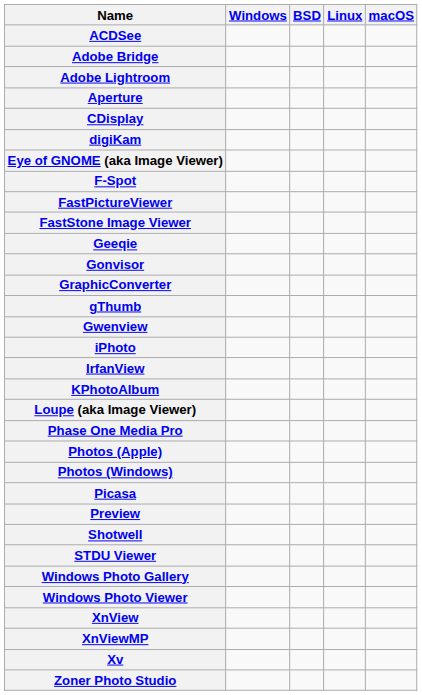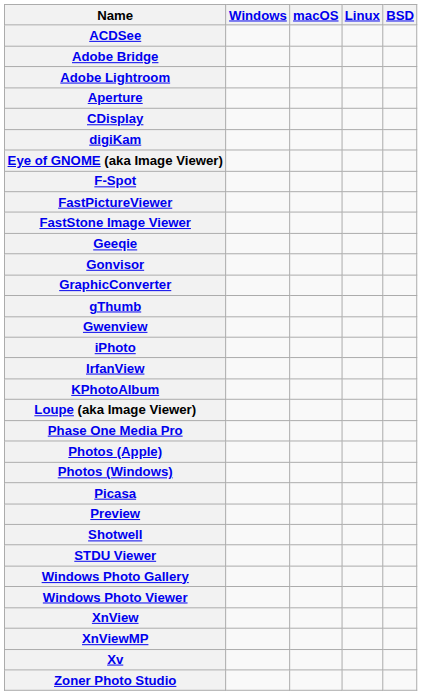columns swapped: (391, 14) <-> (307, 14)
